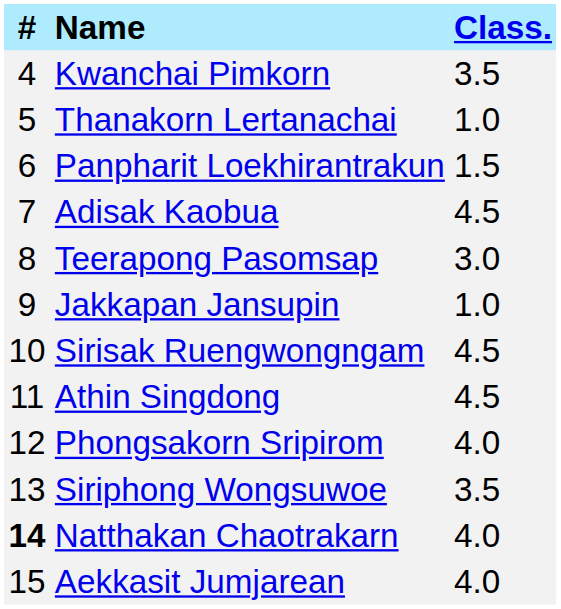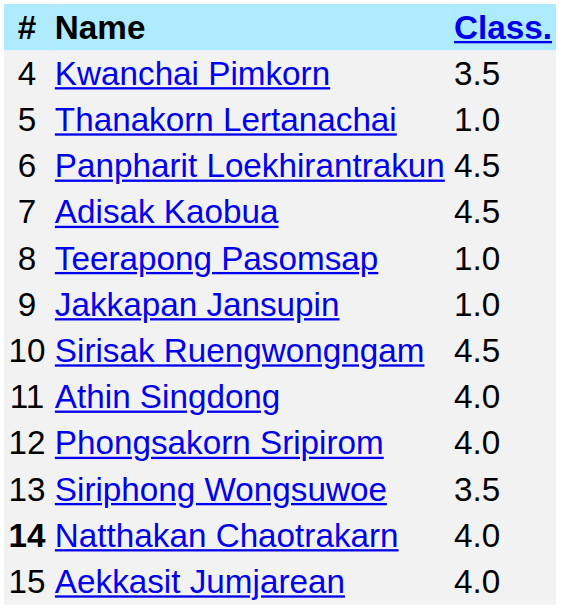(477, 166) 1.5 -> (477, 166) 4.5
(477, 258) 3.0 -> (477, 258) 1.0
(477, 397) 4.5 -> (477, 397) 4.0
